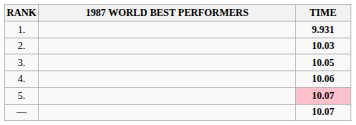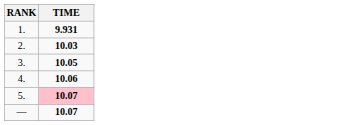- column: (167, 13)
